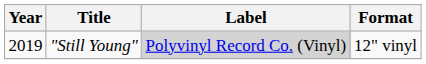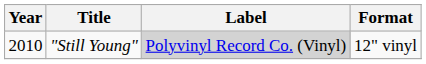(25, 44) 2019 -> (25, 44) 2010
